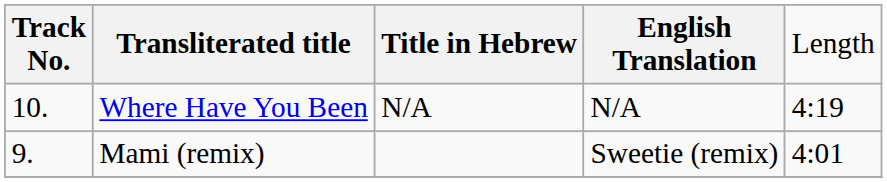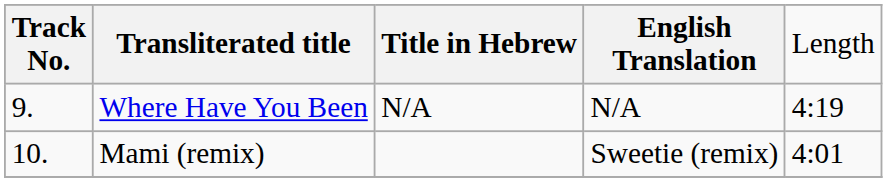(30, 107) 10. -> (23, 107) 9.
(23, 153) 9. -> (30, 153) 10.
